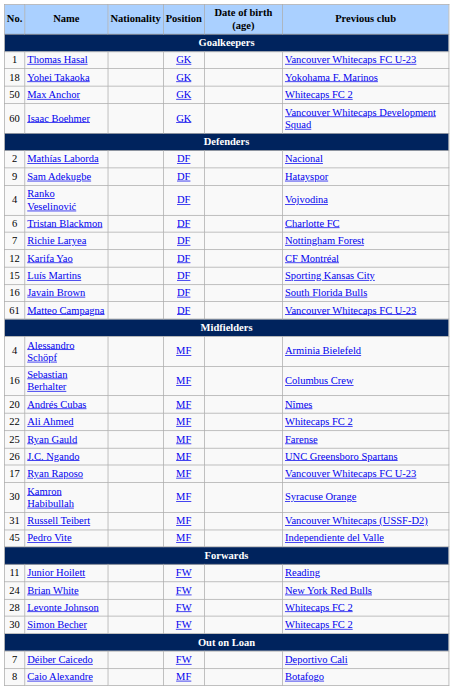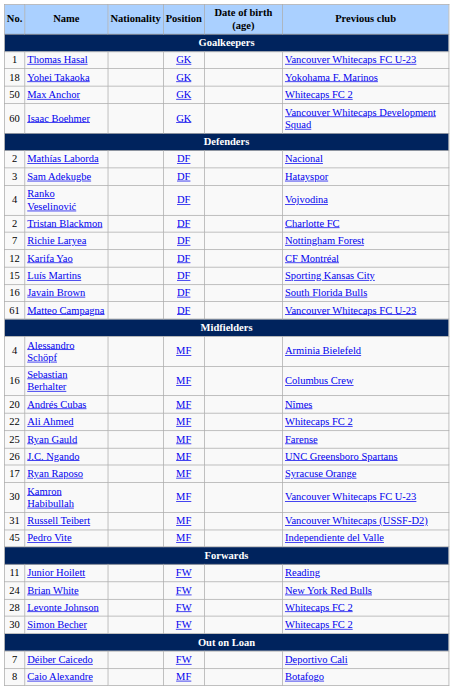(15, 177) 9 -> (15, 177) 3
(15, 224) 6 -> (15, 224) 2
(351, 474) Vancouver Whitecaps FC U-23 -> (321, 474) Syracuse Orange
(321, 497) Syracuse Orange -> (351, 497) Vancouver Whitecaps FC U-23
